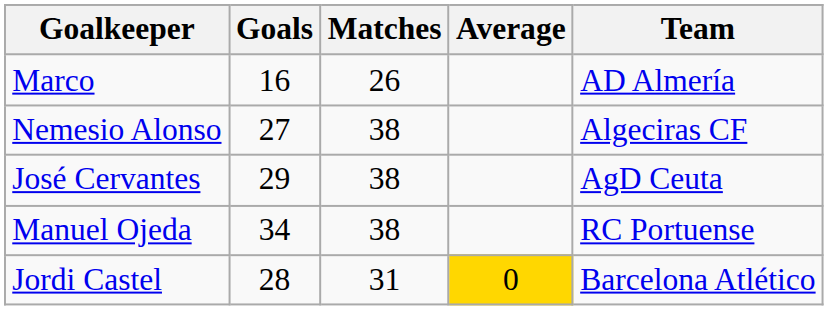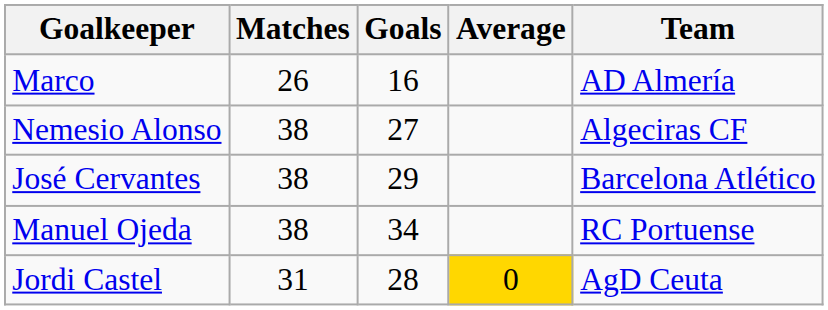columns swapped: (275, 29) <-> (385, 29)
(652, 179) AgD Ceuta -> (698, 179) Barcelona Atlético
(698, 279) Barcelona Atlético -> (652, 279) AgD Ceuta
